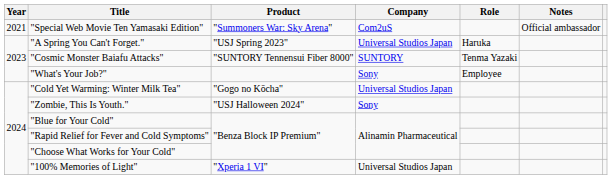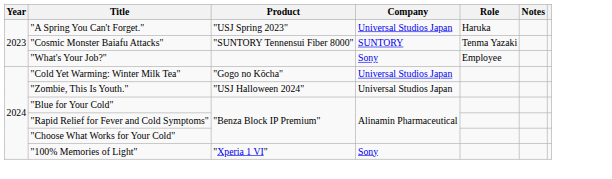- row: (117, 27)
(368, 105) Sony -> (405, 89) Universal Studios Japan
(405, 167) Universal Studios Japan -> (368, 151) Sony
